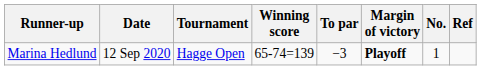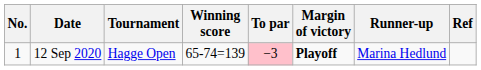columns swapped: (436, 23) <-> (52, 23)
(339, 54) no background -> (270, 54) pink background
